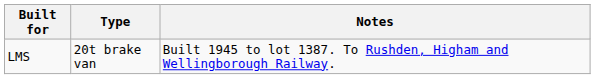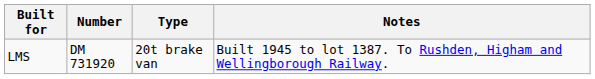+ column: (100, 22)
